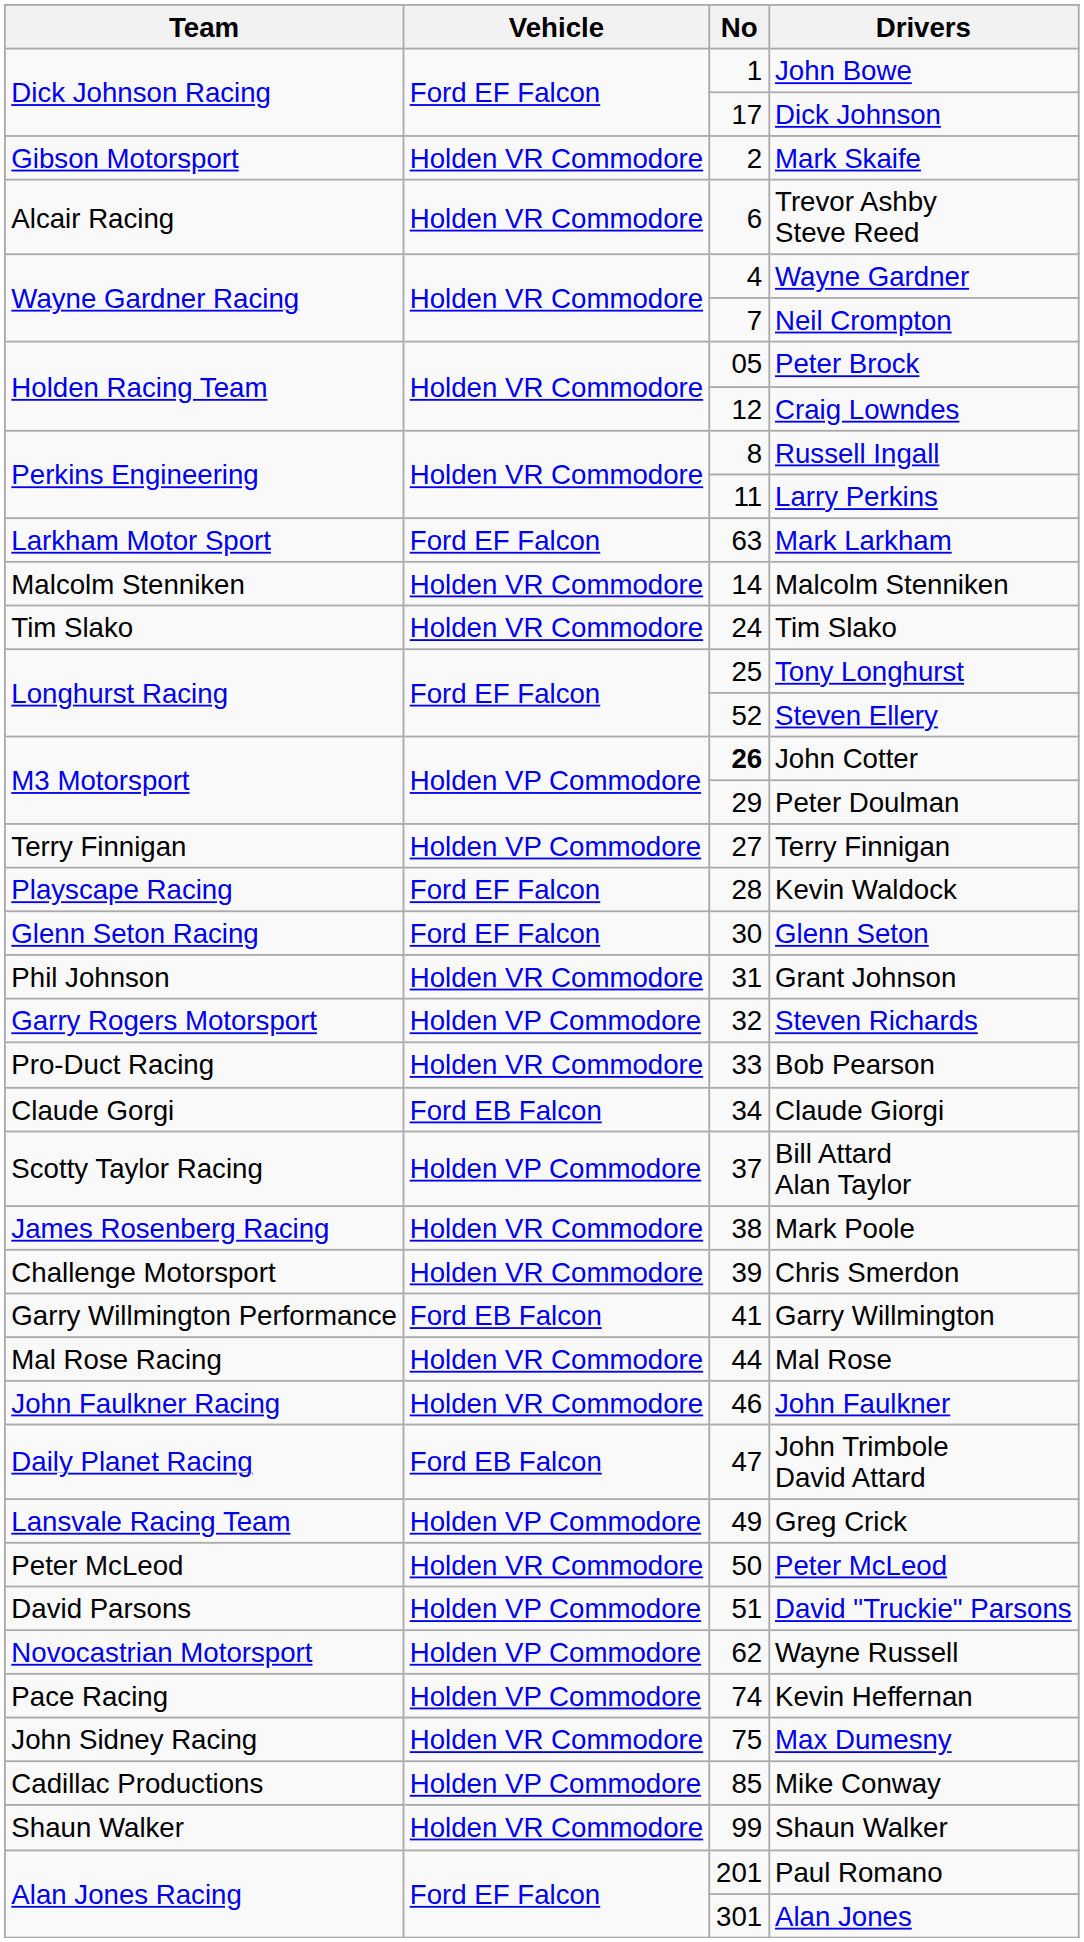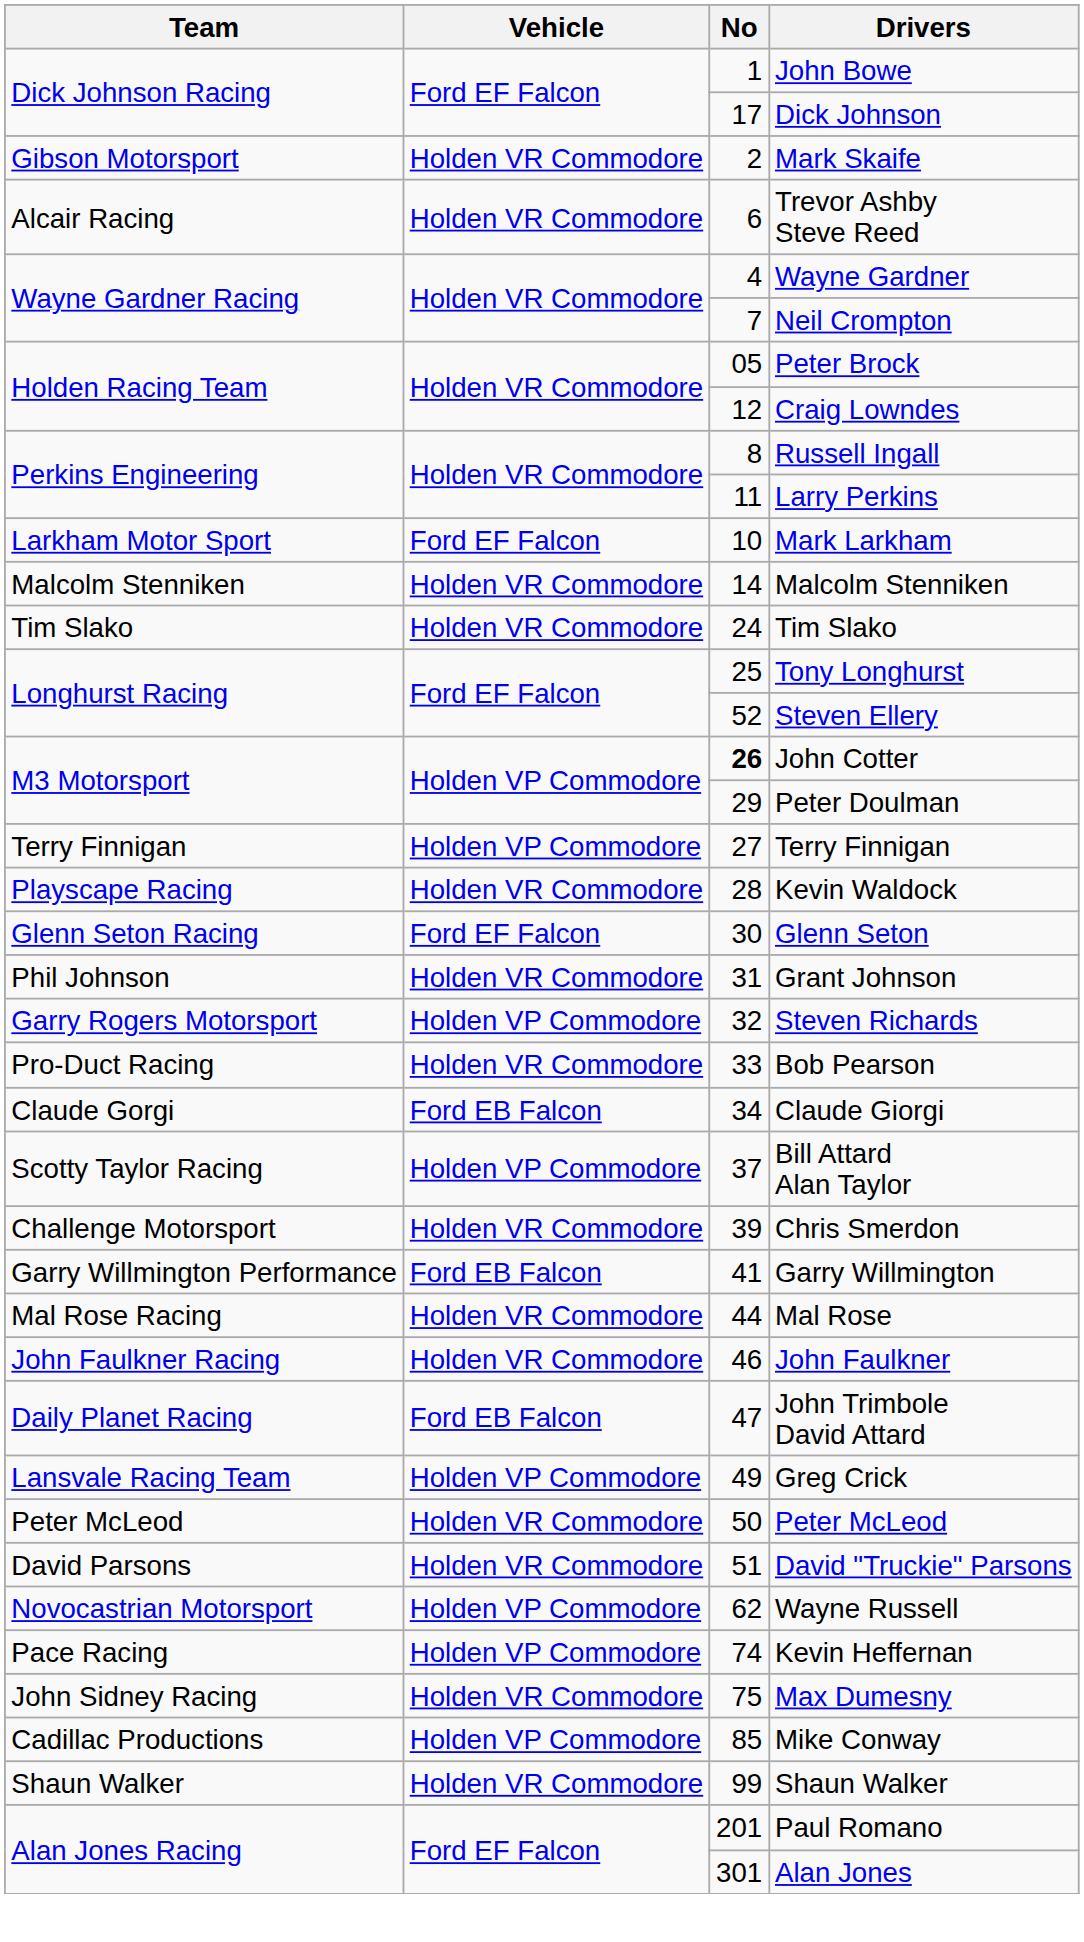(747, 540) 63 -> (747, 540) 10
(505, 890) Ford EF Falcon -> (556, 890) Holden VR Commodore
- row: (845, 1228)
(555, 1609) Holden VP Commodore -> (556, 1565) Holden VR Commodore
